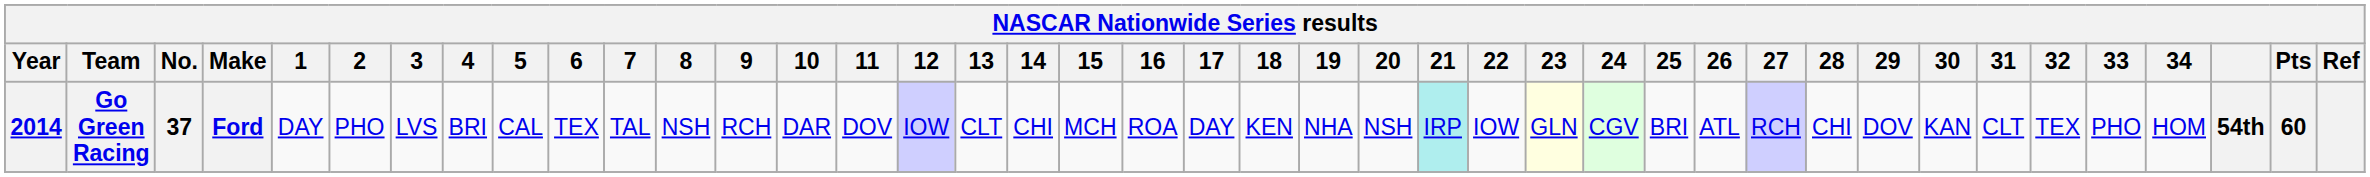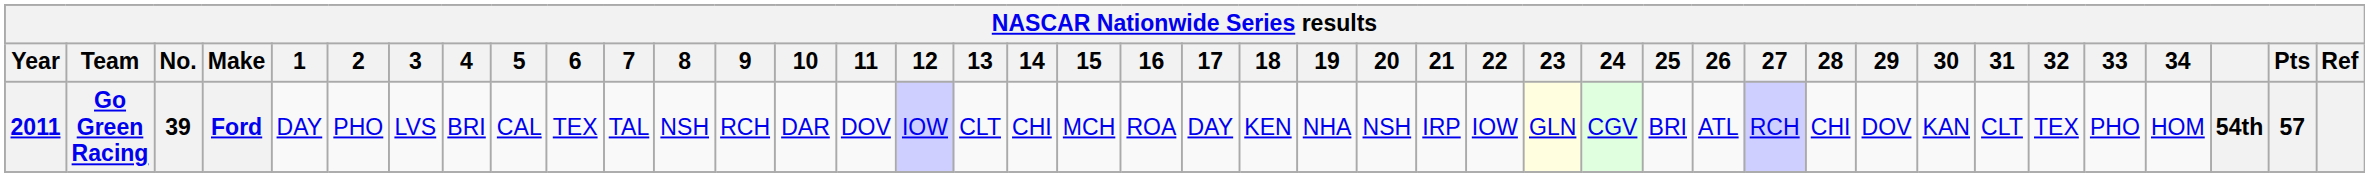(36, 127) 2014 -> (36, 127) 2011
(179, 127) 37 -> (178, 127) 39
(1443, 127) paleturquoise background -> (1441, 127) no background
(2294, 127) 60 -> (2292, 127) 57
